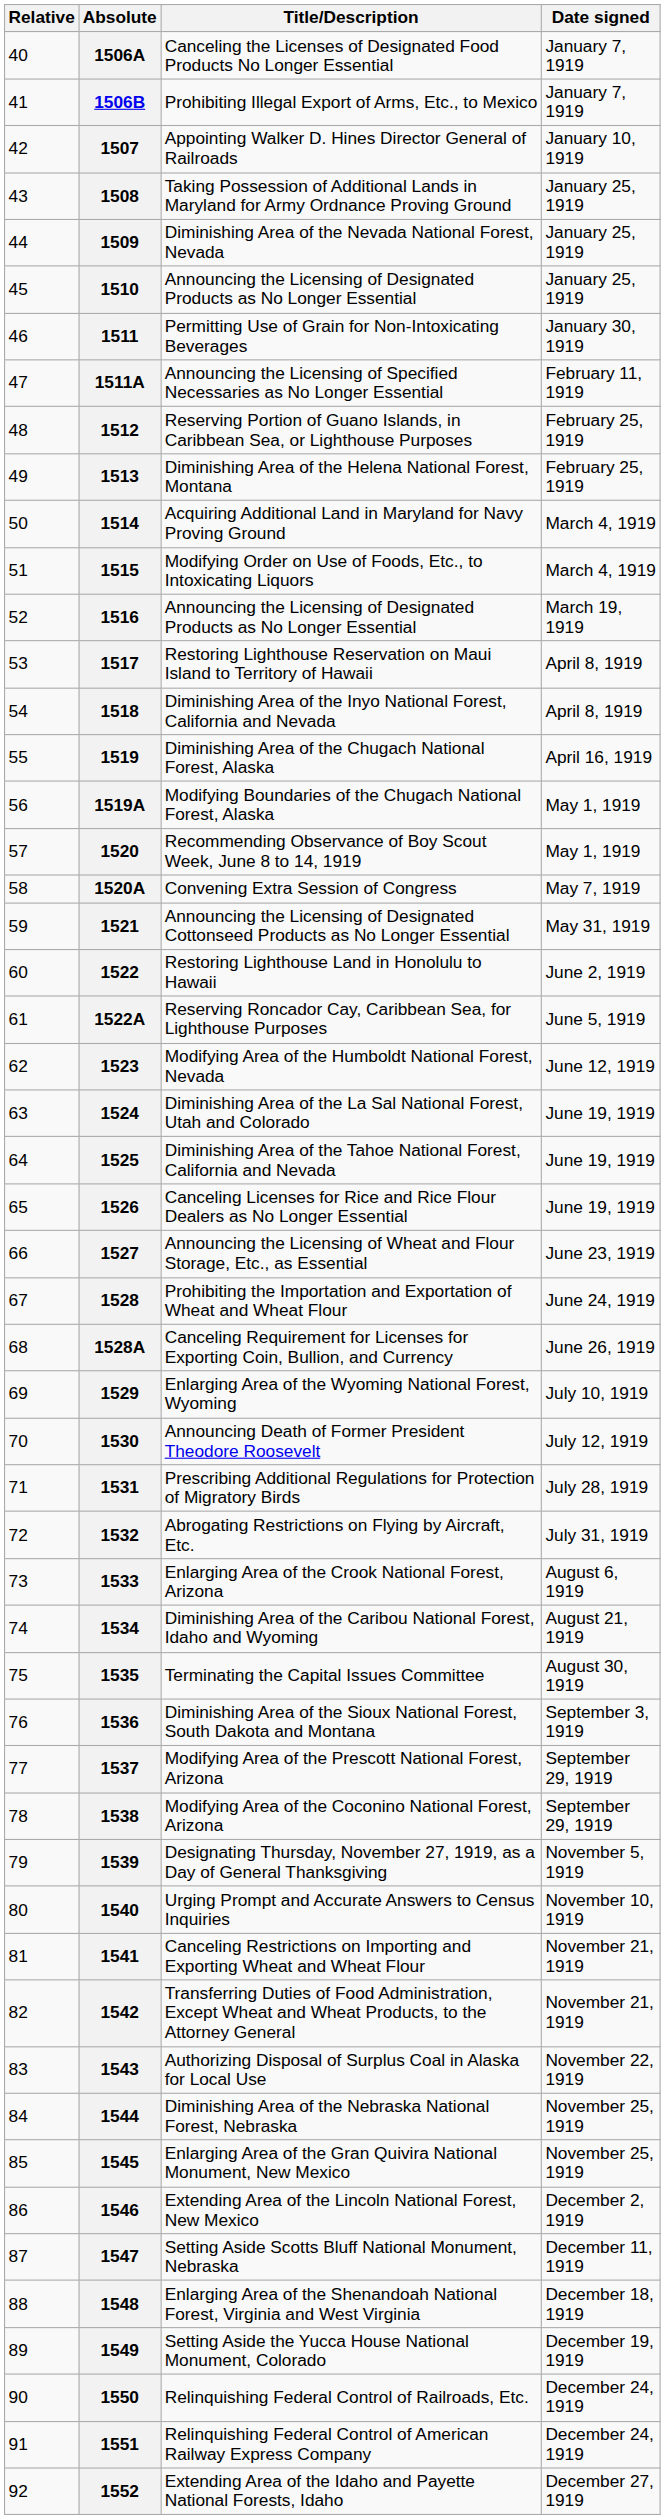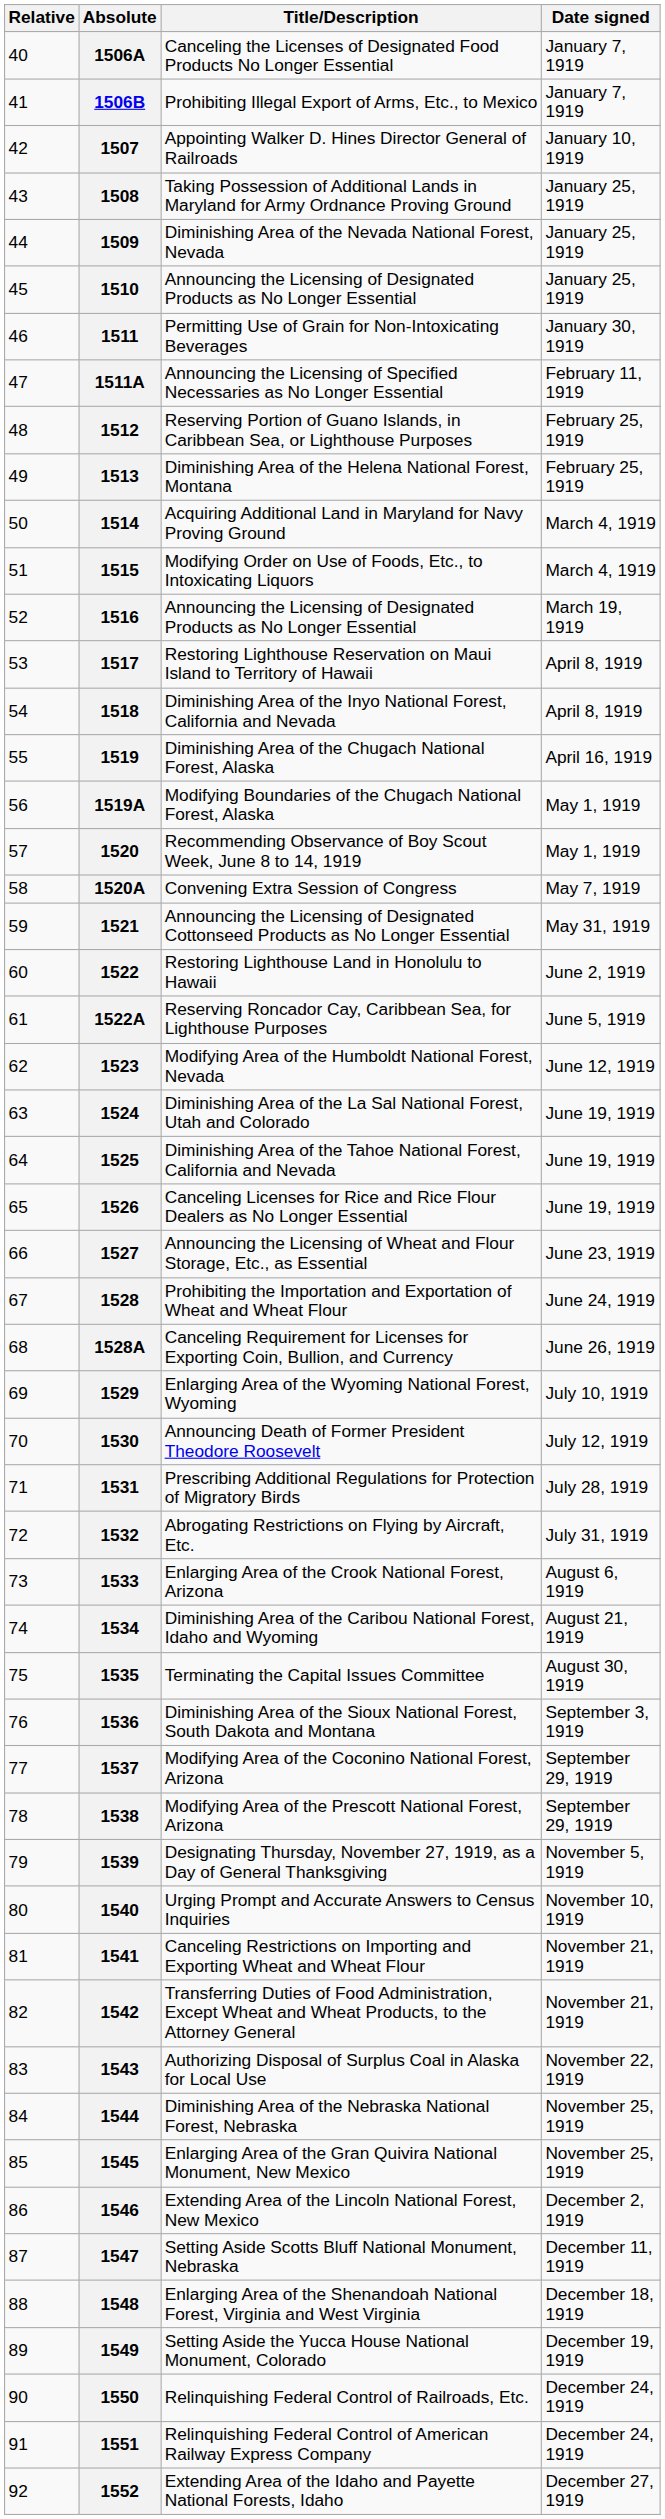(343, 1769) Modifying Area of the Prescott National Forest, Arizona -> (348, 1769) Modifying Area of the Coconino National Forest, Arizona
(348, 1815) Modifying Area of the Coconino National Forest, Arizona -> (343, 1815) Modifying Area of the Prescott National Forest, Arizona
